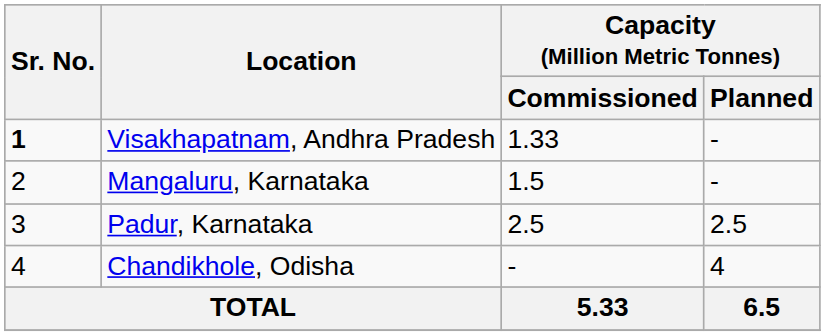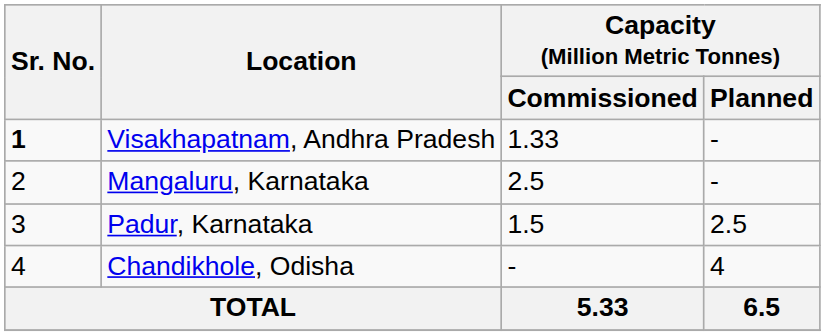(526, 181) 1.5 -> (526, 181) 2.5
(526, 223) 2.5 -> (526, 223) 1.5
